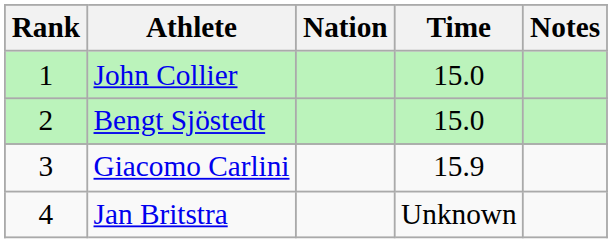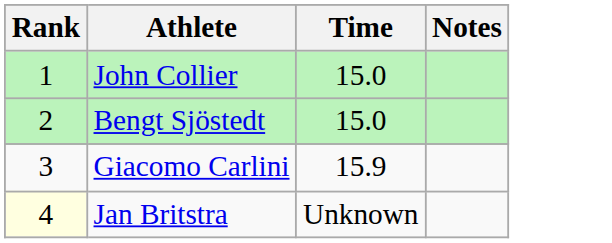- column: (345, 27)
(46, 213) no background -> (46, 213) lightyellow background
